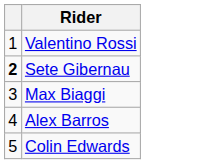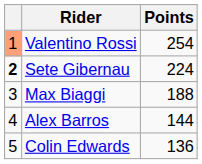+ column: (169, 18)
(13, 43) no background -> (13, 43) lightsalmon background
